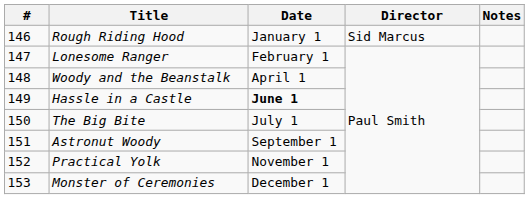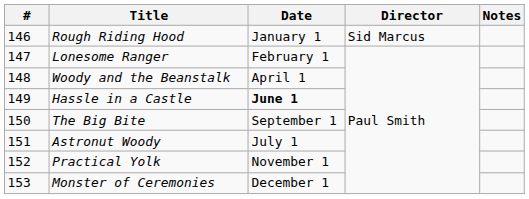(275, 120) July 1 -> (294, 120) September 1
(294, 141) September 1 -> (275, 141) July 1
